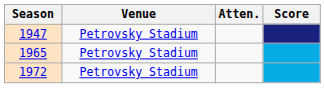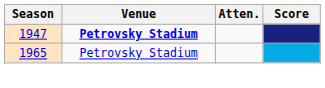(139, 33) normal -> (139, 33) bold
- row: (33, 72)
